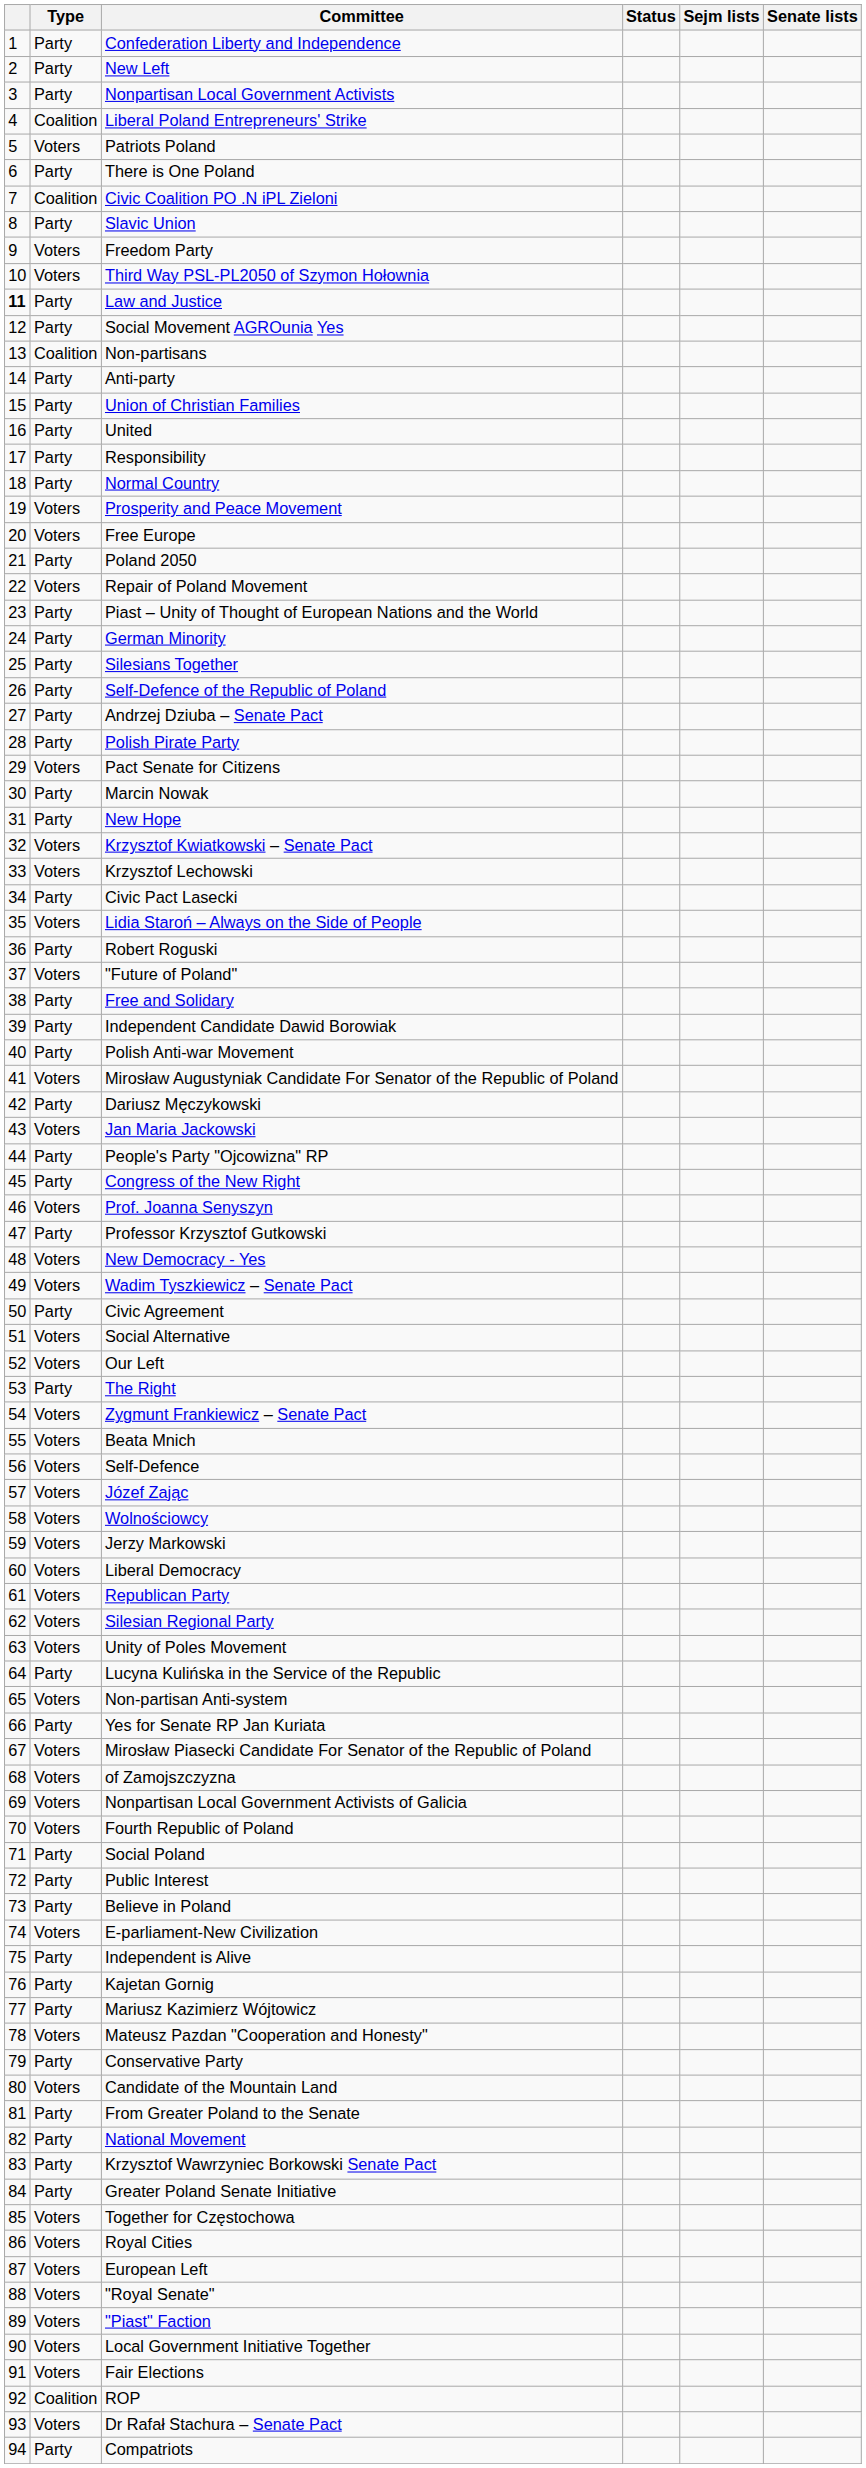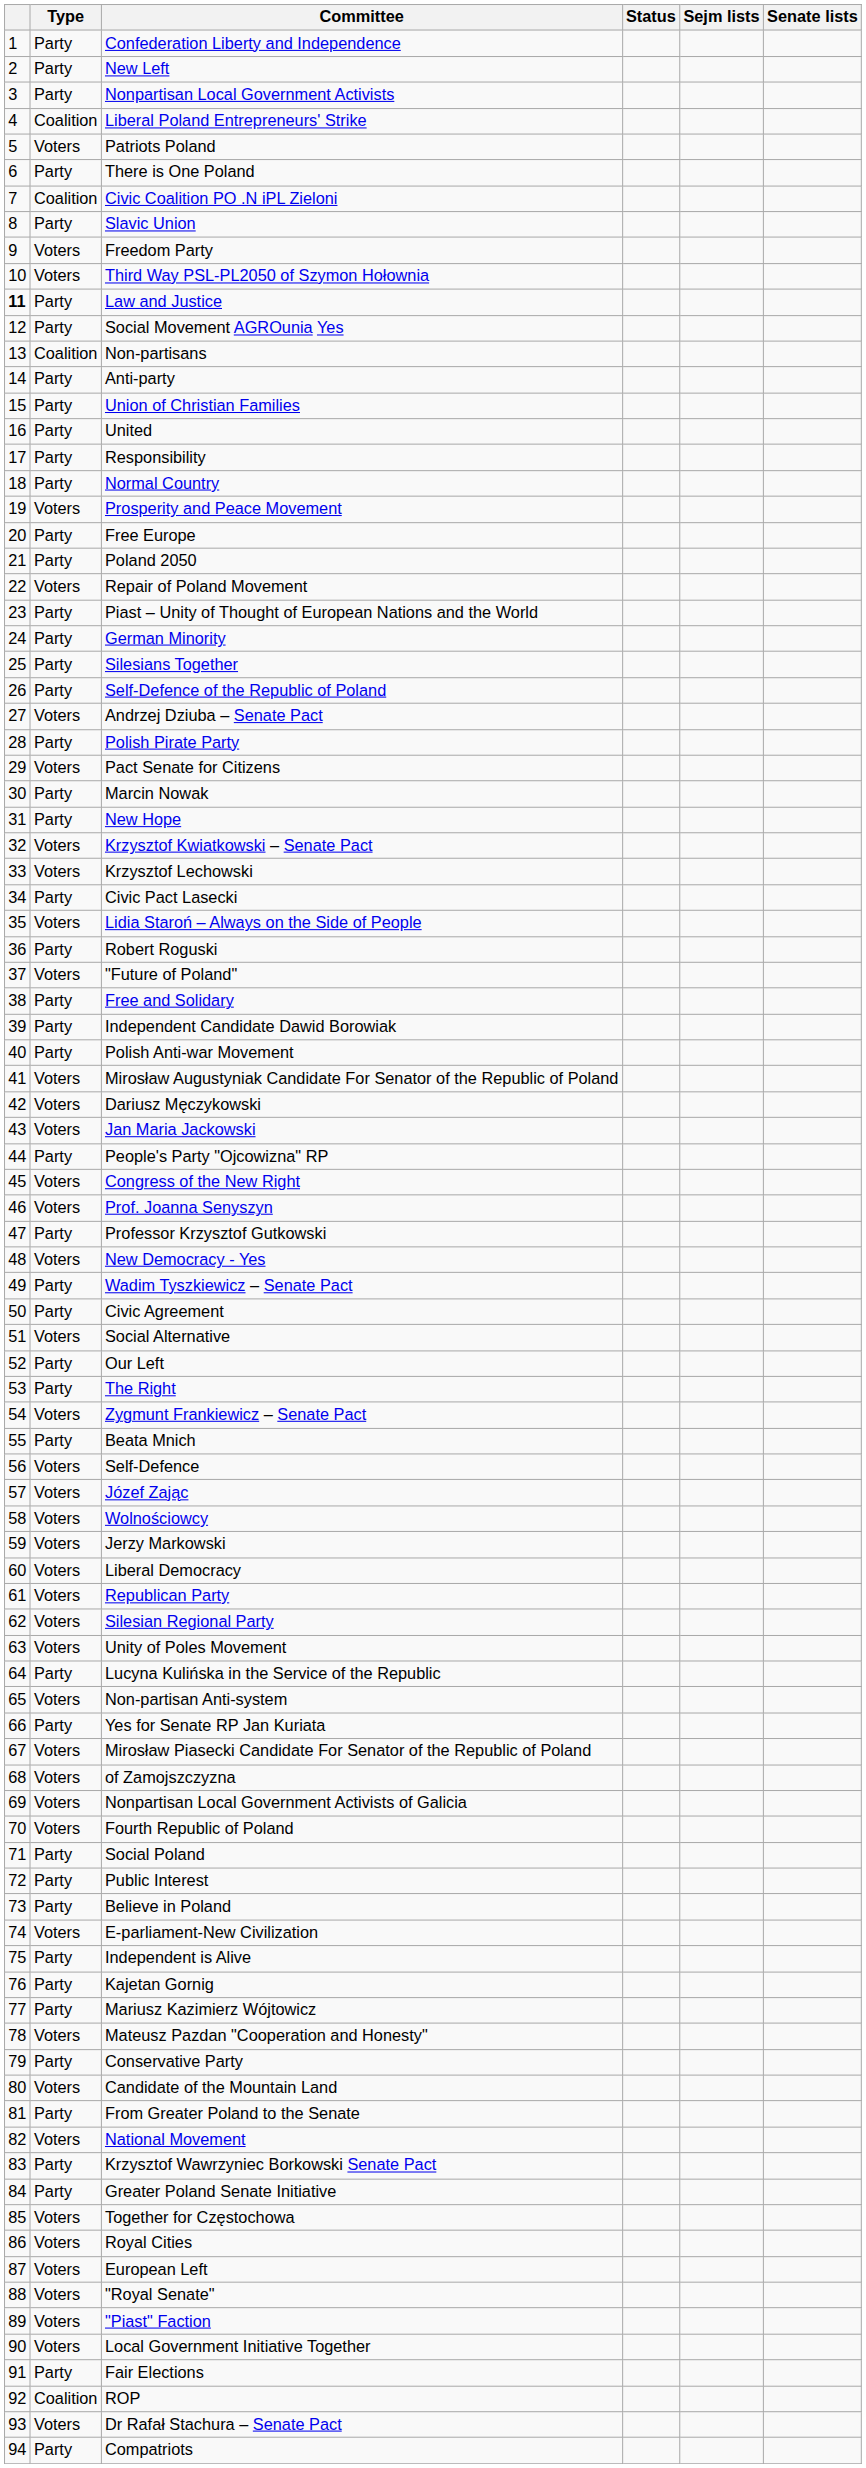(57, 535) Voters -> (53, 535) Party
(53, 716) Party -> (57, 716) Voters
(53, 1104) Party -> (57, 1104) Voters
(53, 1182) Party -> (57, 1182) Voters
(57, 1285) Voters -> (53, 1285) Party
(57, 1363) Voters -> (53, 1363) Party
(57, 1440) Voters -> (53, 1440) Party
(53, 2139) Party -> (57, 2139) Voters
(57, 2372) Voters -> (53, 2372) Party
